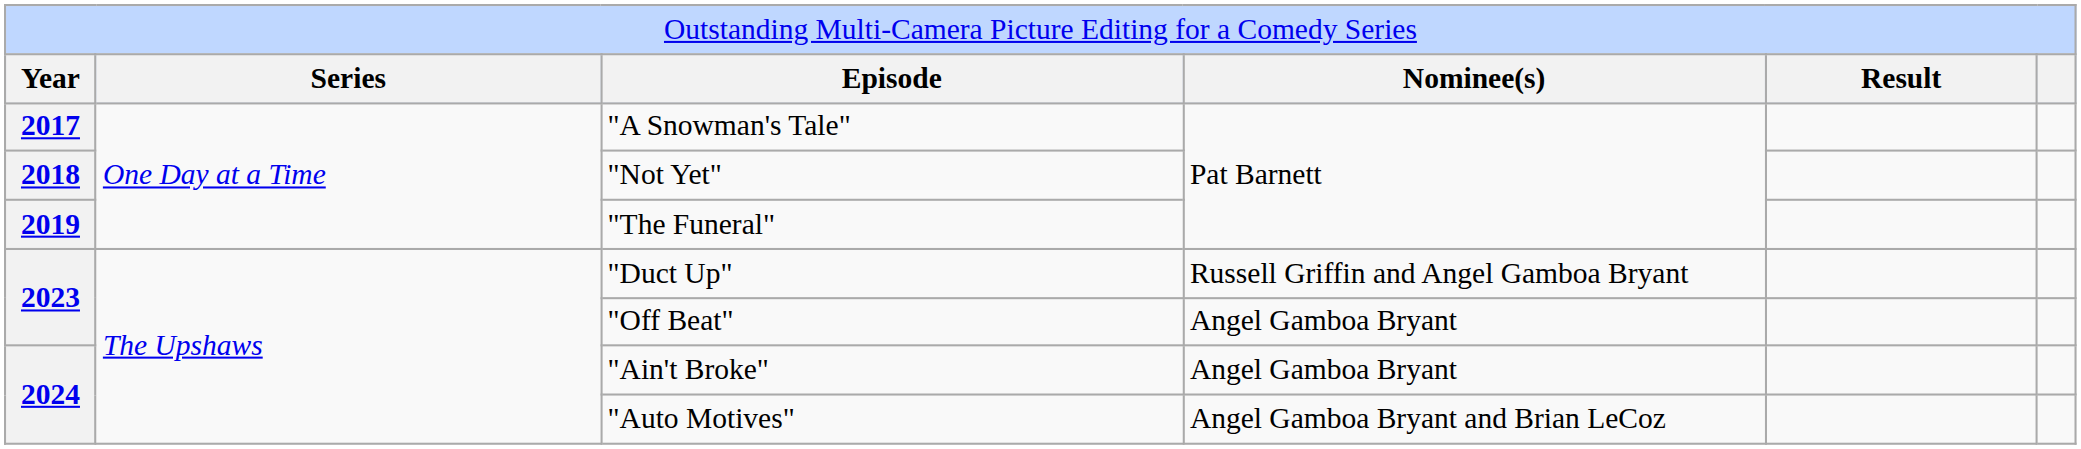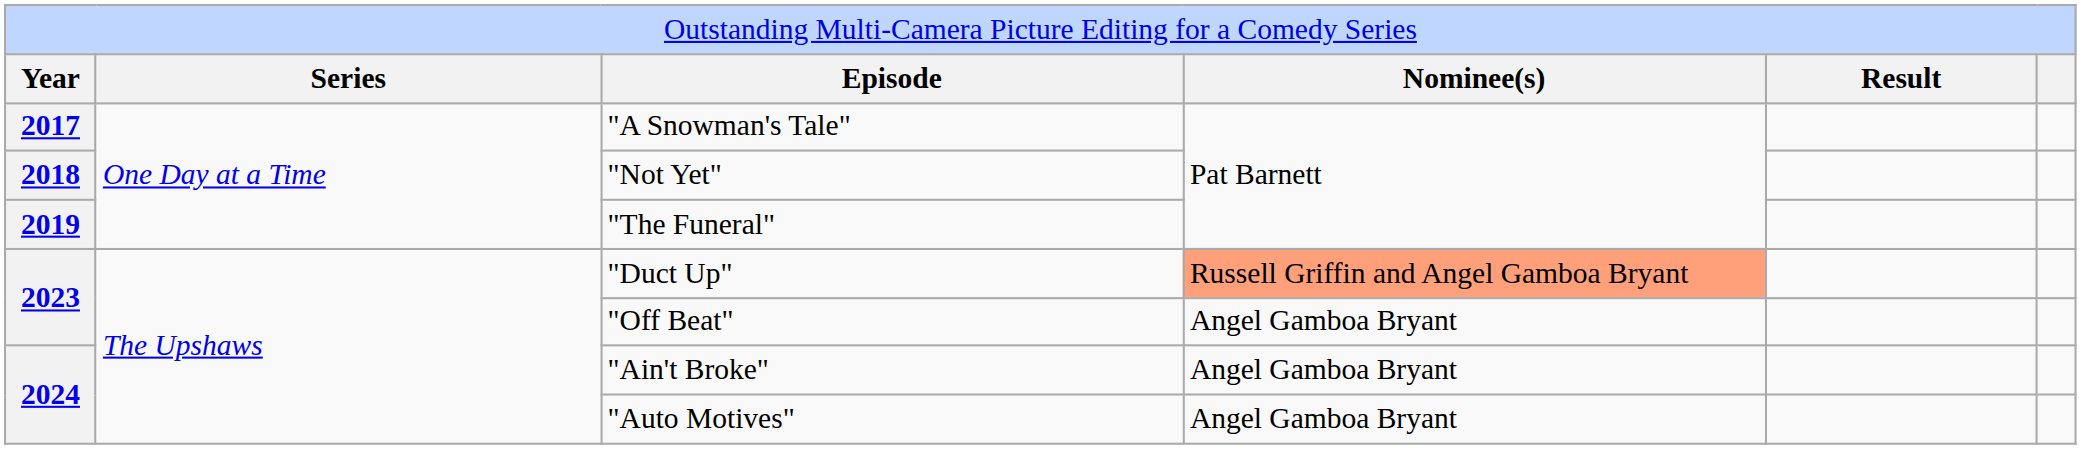(1439, 272) no background -> (1439, 272) lightsalmon background
(1428, 418) Angel Gamboa Bryant and Brian LeCoz -> (1323, 418) Angel Gamboa Bryant
